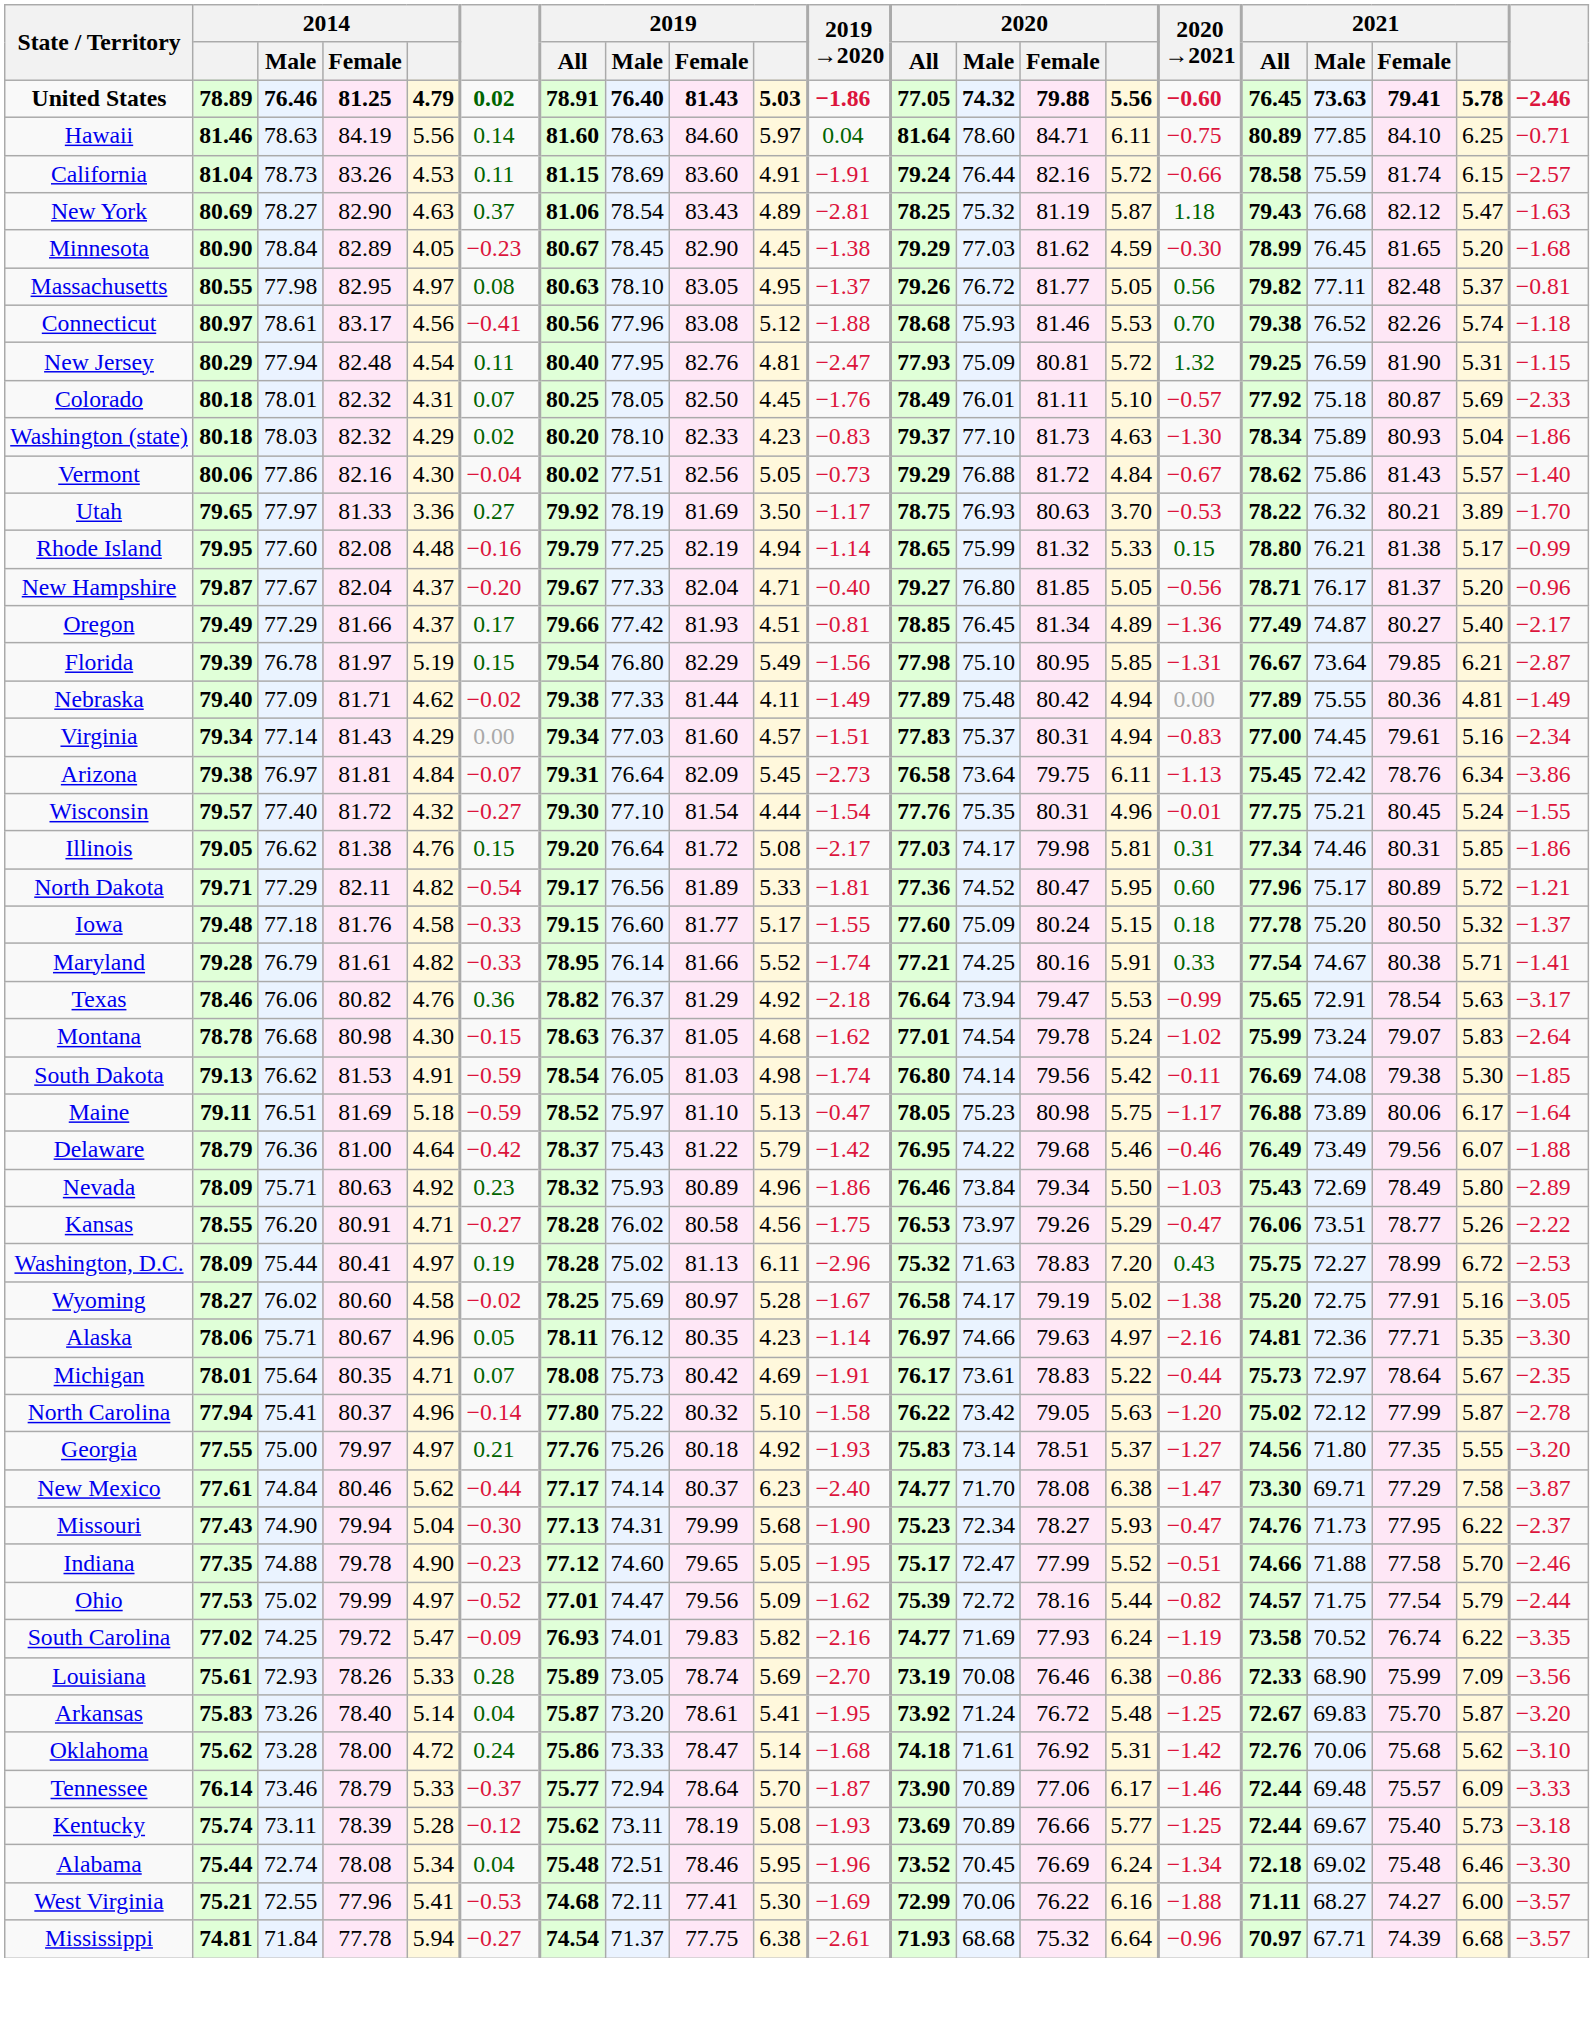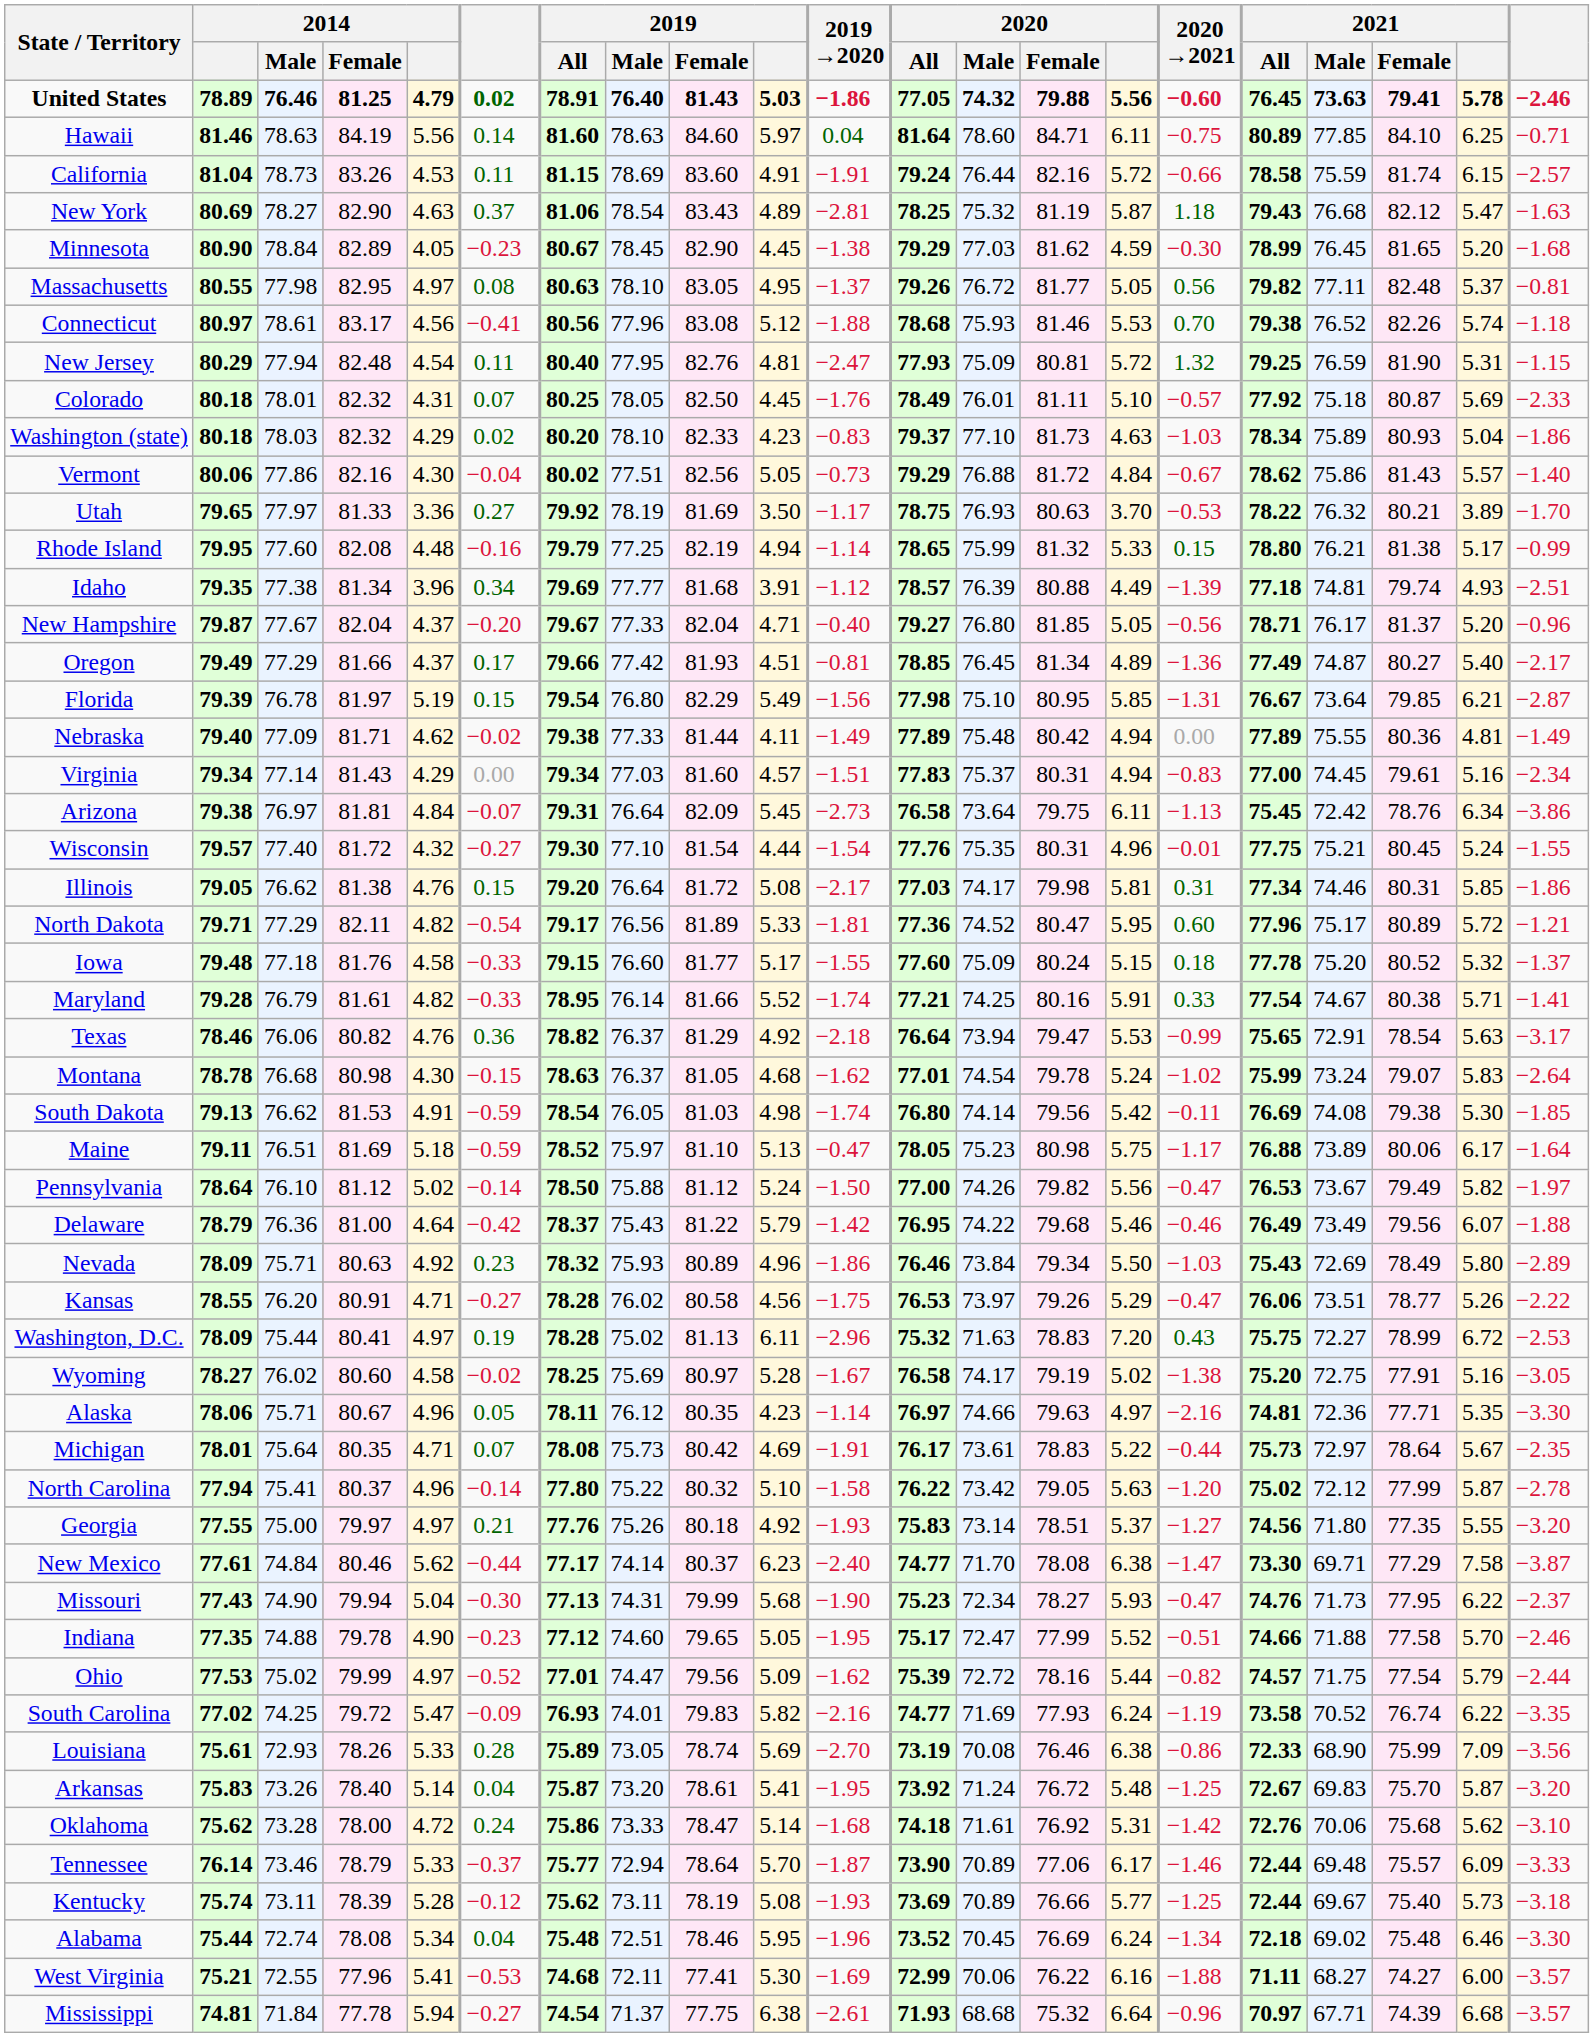(1194, 436) −1.30 -> (1194, 436) −1.03
+ row: (99, 586)
(1414, 924) 80.50 -> (1414, 962) 80.52
+ row: (99, 1187)
